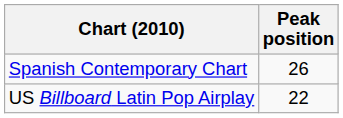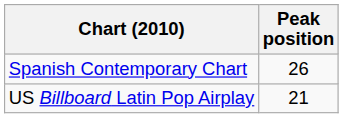(299, 98) 22 -> (299, 98) 21
